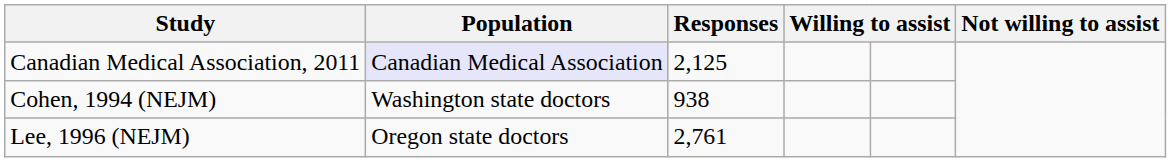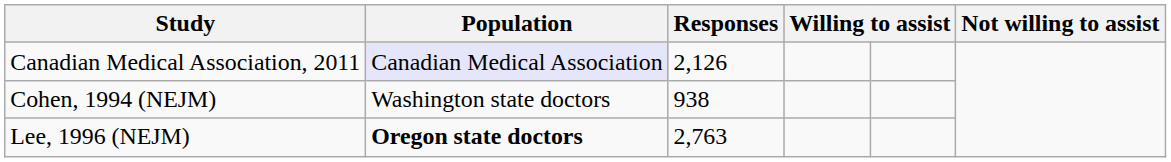(700, 61) 2,125 -> (700, 61) 2,126
(470, 136) normal -> (477, 136) bold
(700, 136) 2,761 -> (700, 136) 2,763
